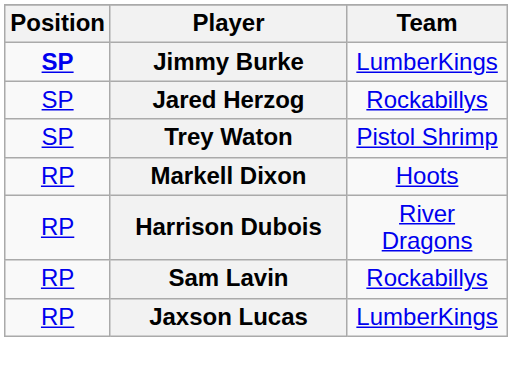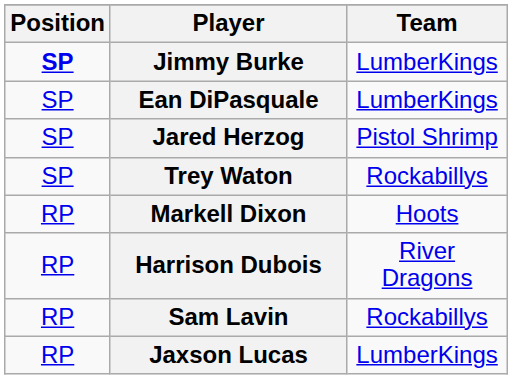+ row: (228, 99)
(427, 99) Rockabillys -> (427, 137) Pistol Shrimp
(427, 137) Pistol Shrimp -> (427, 175) Rockabillys
